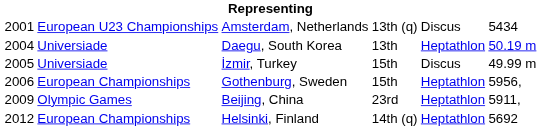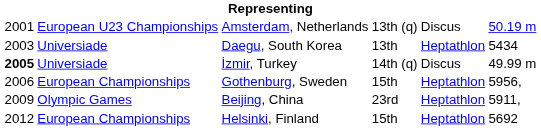(503, 27) 5434 -> (512, 27) 50.19 m
(19, 45) 2004 -> (19, 45) 2003
(512, 45) 50.19 m -> (503, 45) 5434
(19, 63) normal -> (19, 63) bold
(385, 63) 15th -> (395, 63) 14th (q)
(395, 118) 14th (q) -> (385, 118) 15th
